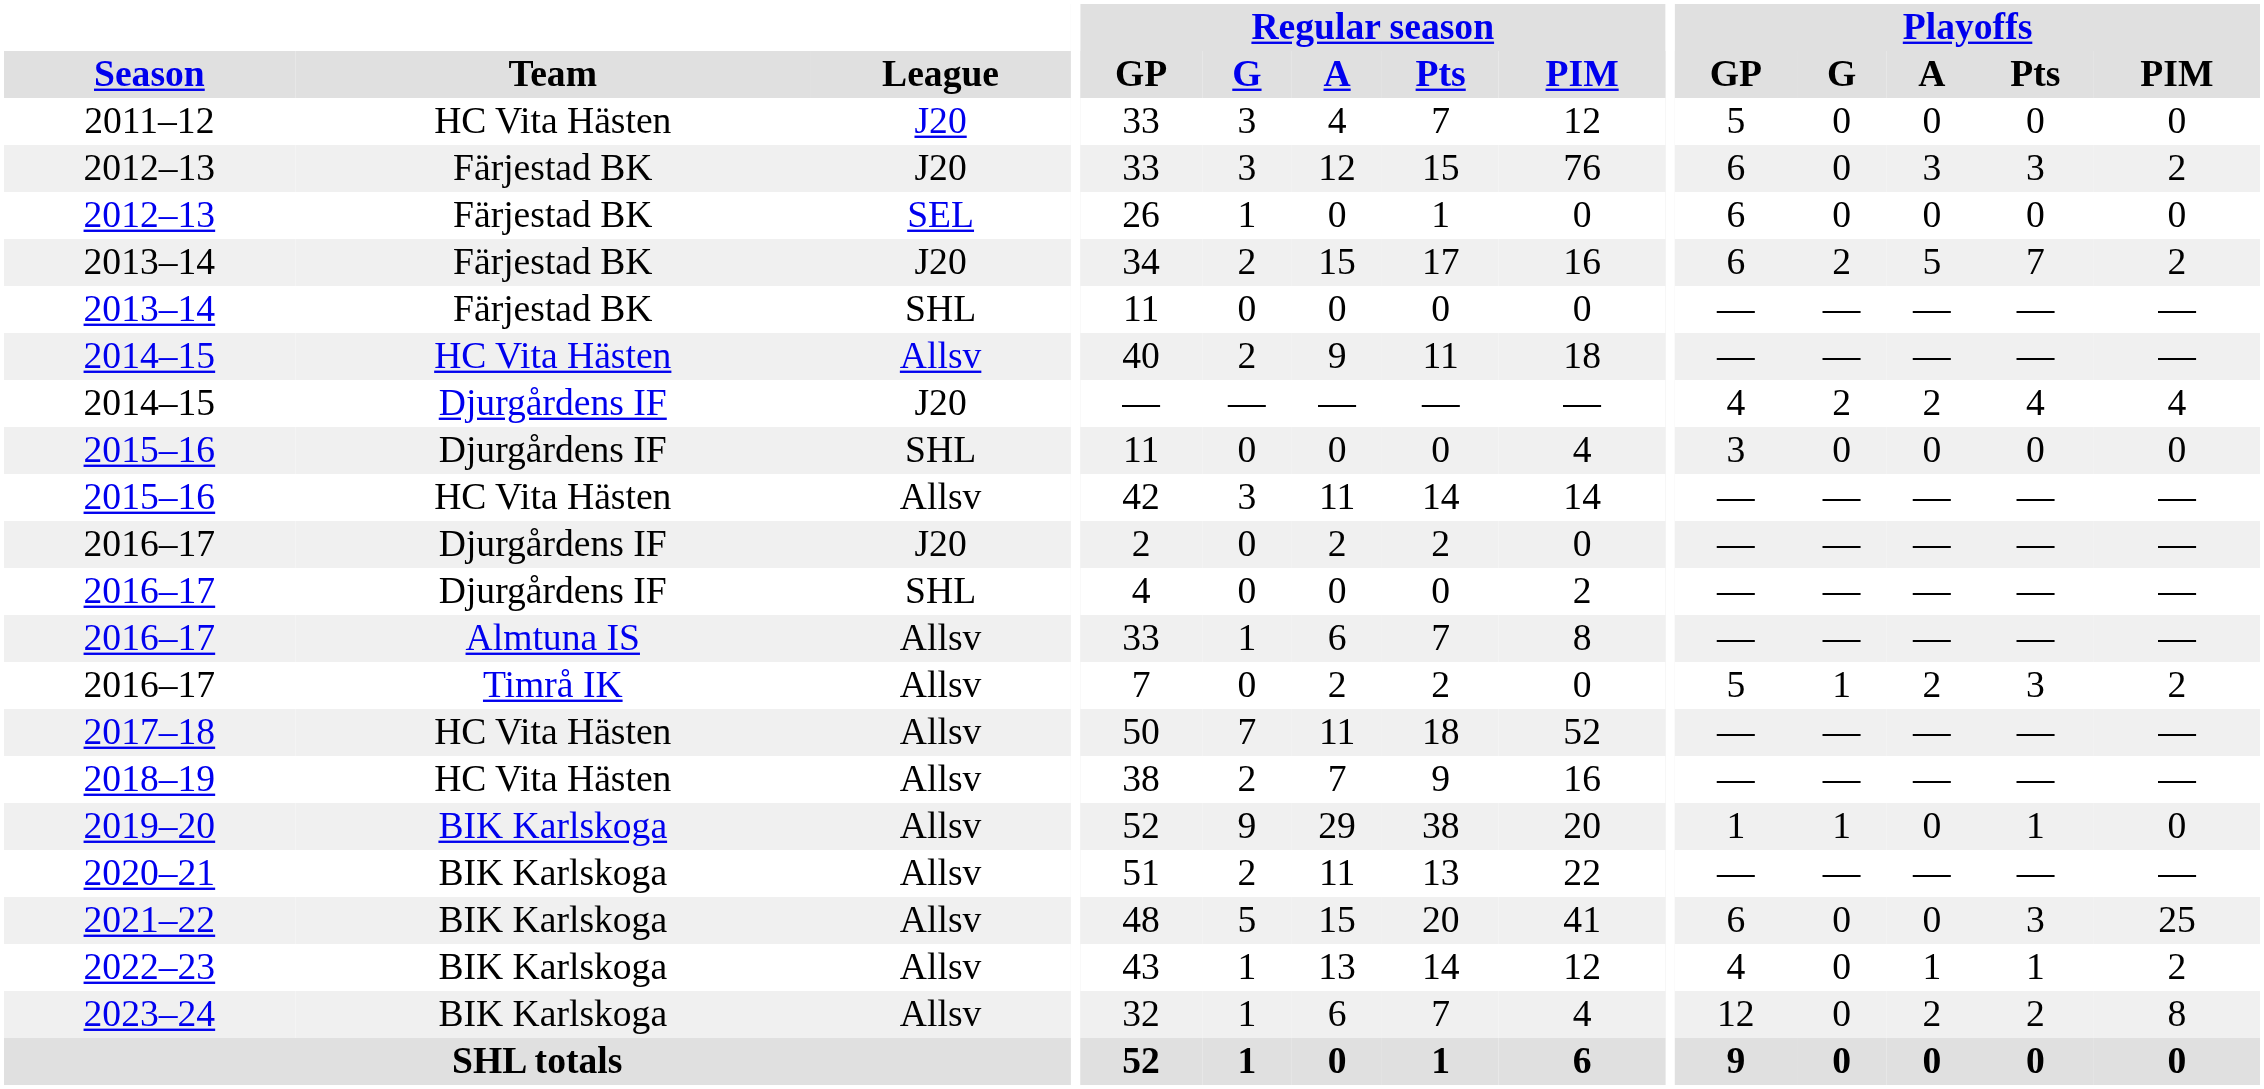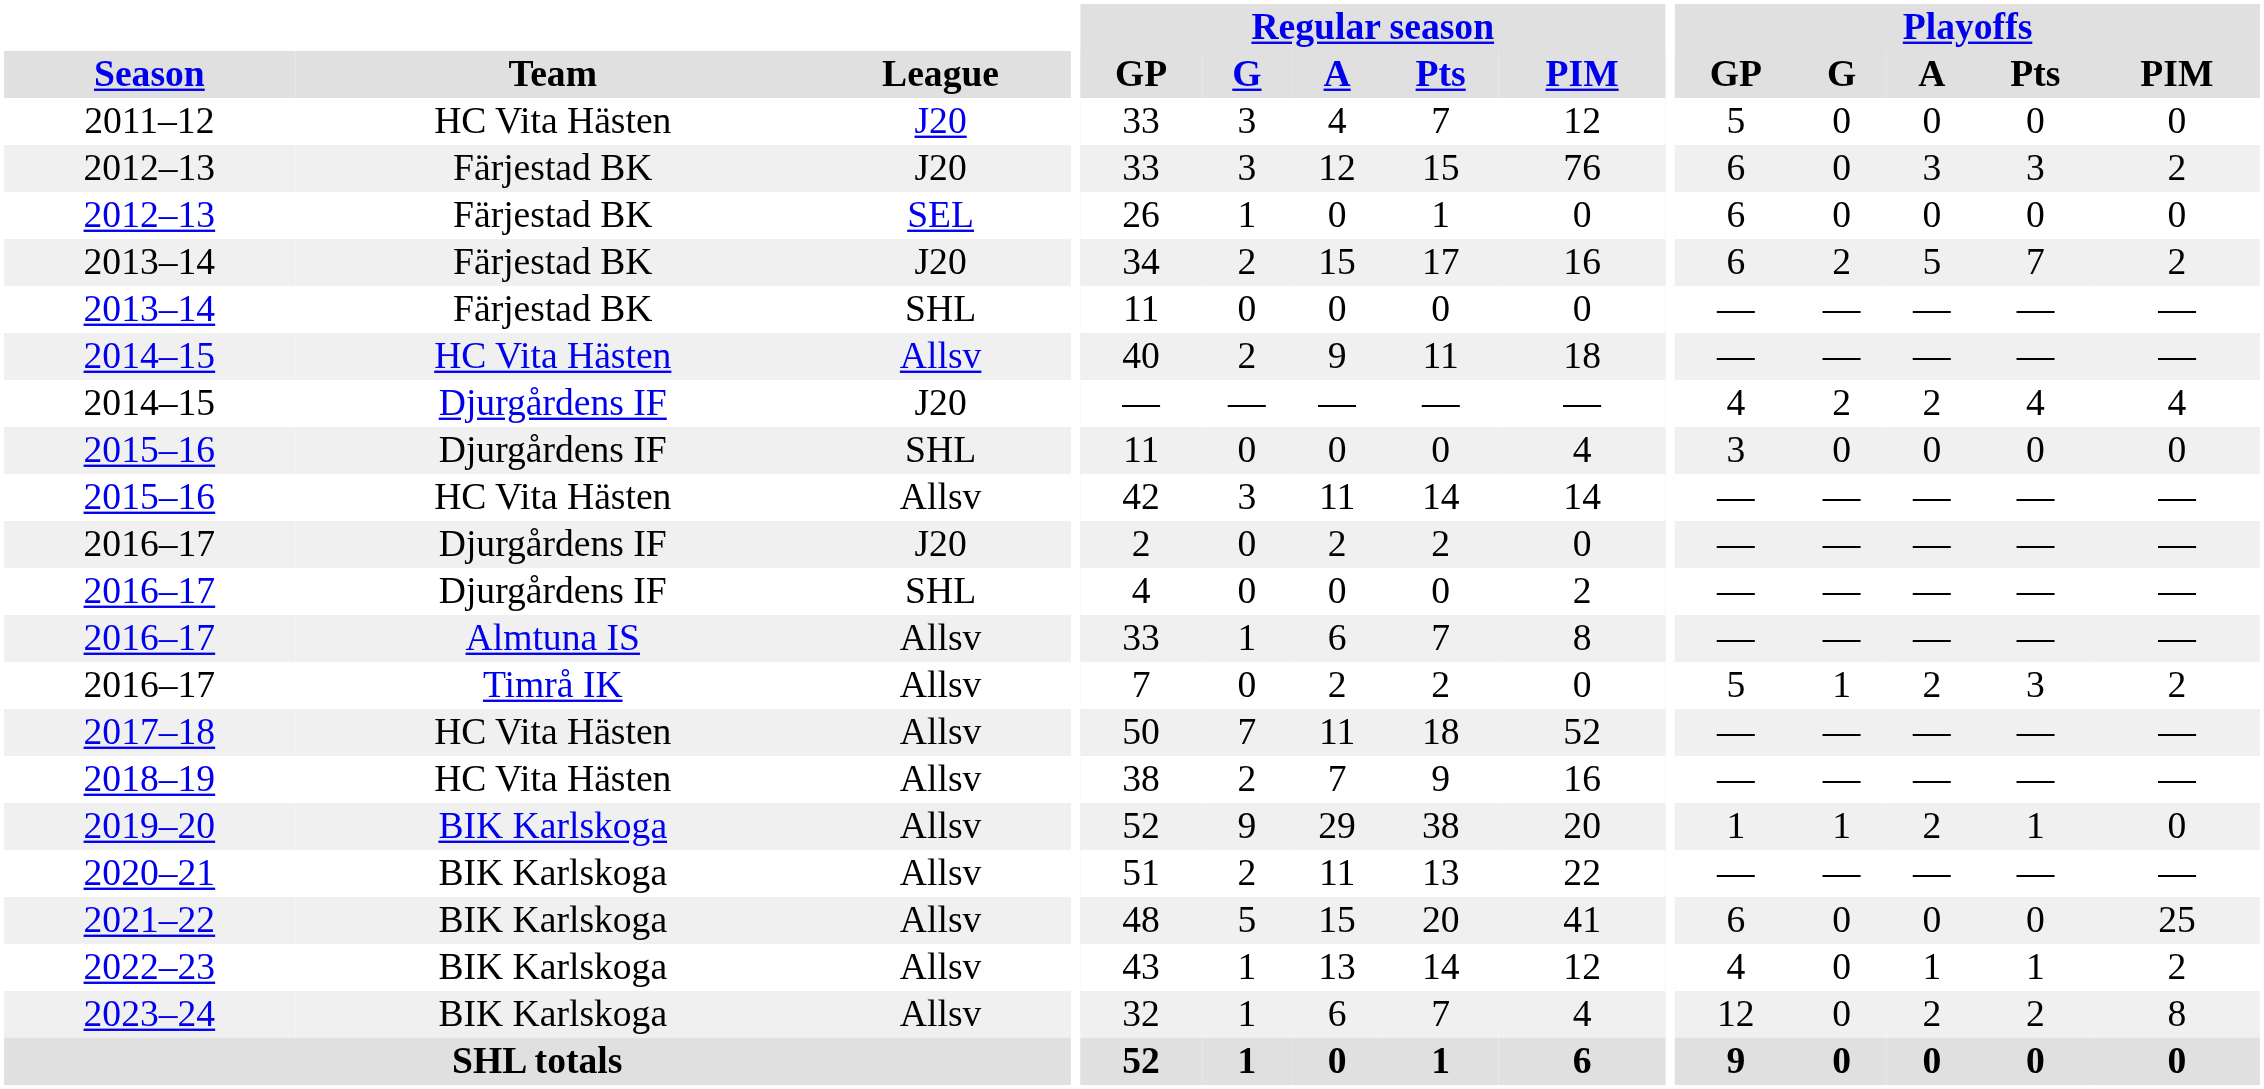(1932, 825) 0 -> (1932, 825) 2
(2035, 919) 3 -> (2035, 919) 0
